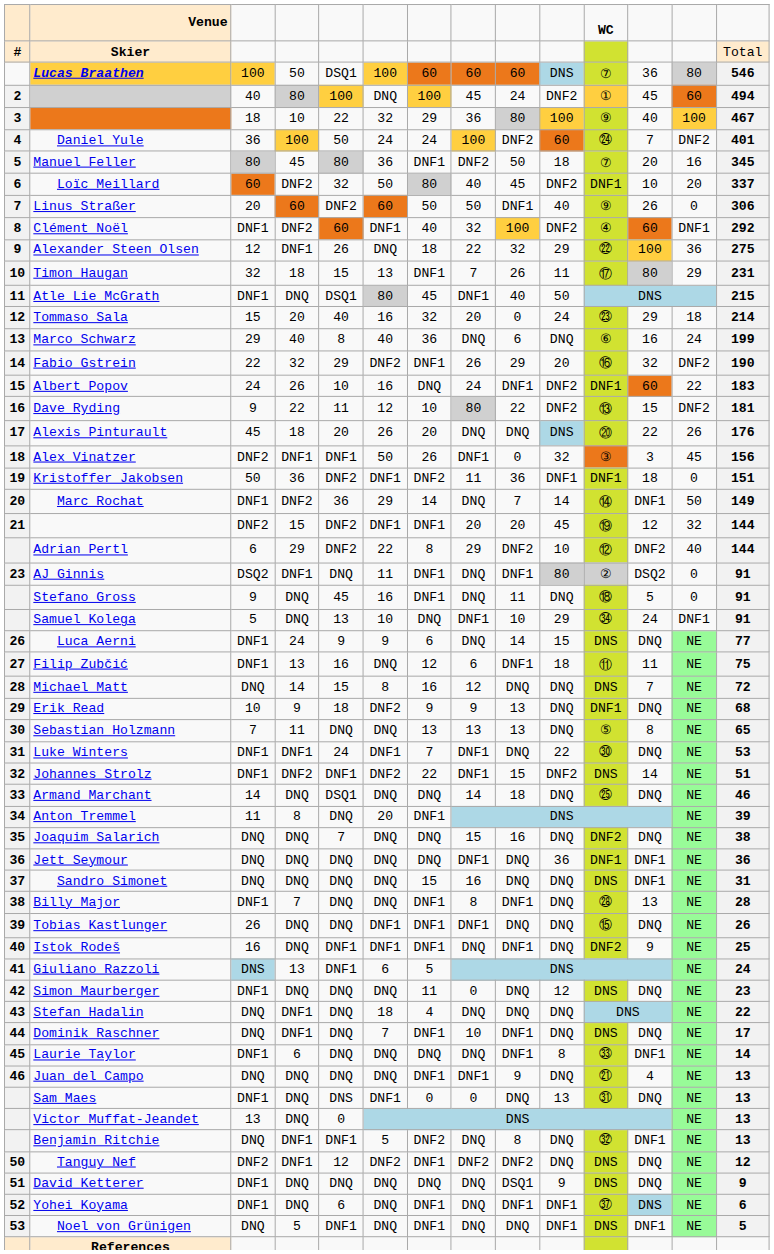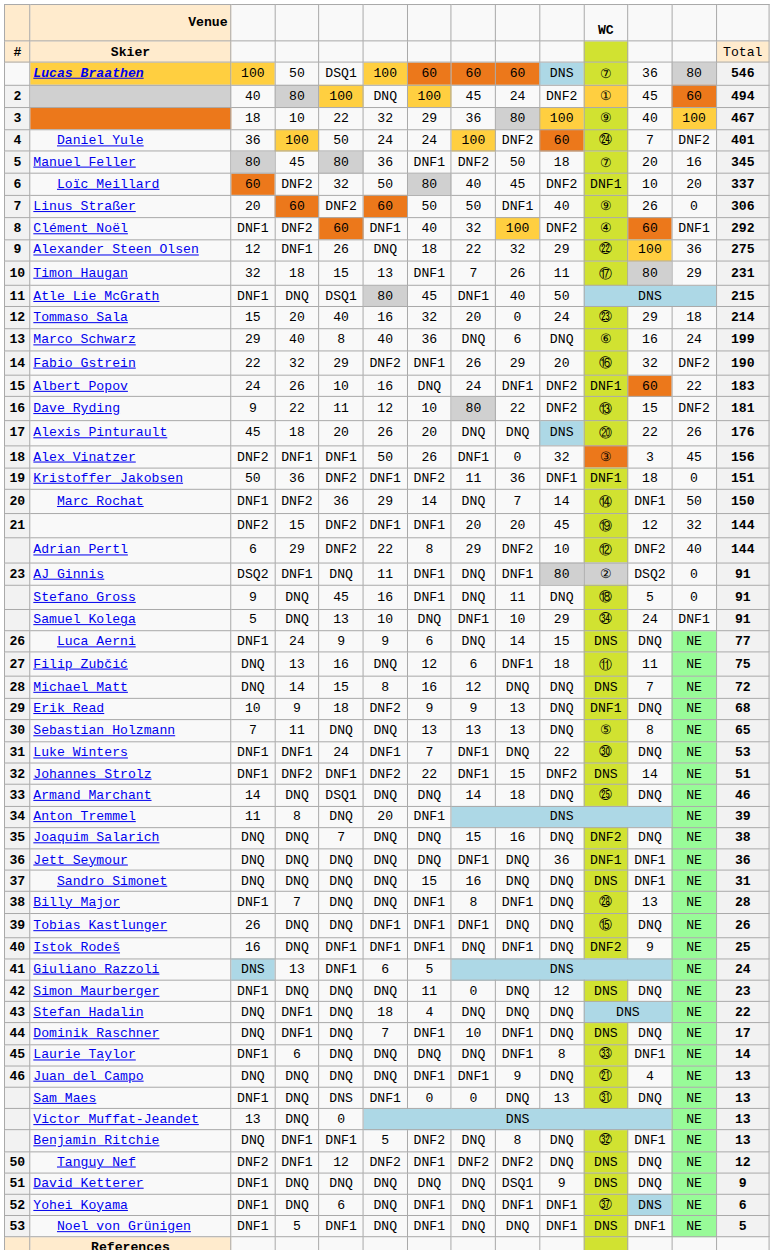(743, 501) 149 -> (743, 501) 150
(253, 664) DNF1 -> (253, 664) DNQ
(253, 1226) DNQ -> (253, 1226) DNF1
